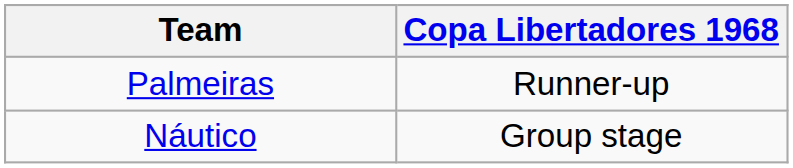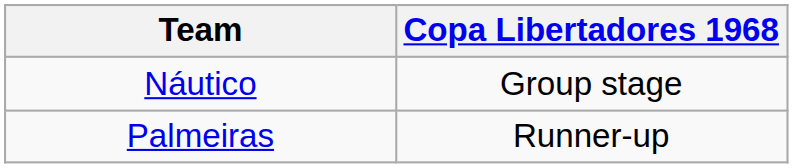rows swapped: (200, 135) <-> (200, 83)
